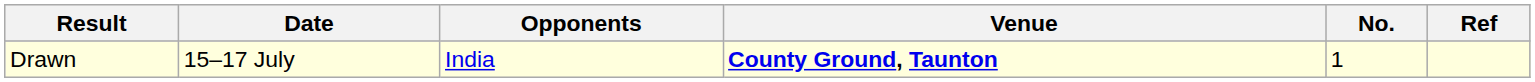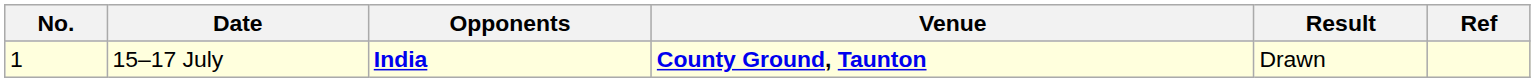columns swapped: (1376, 23) <-> (92, 23)
(470, 59) normal -> (401, 59) bold
